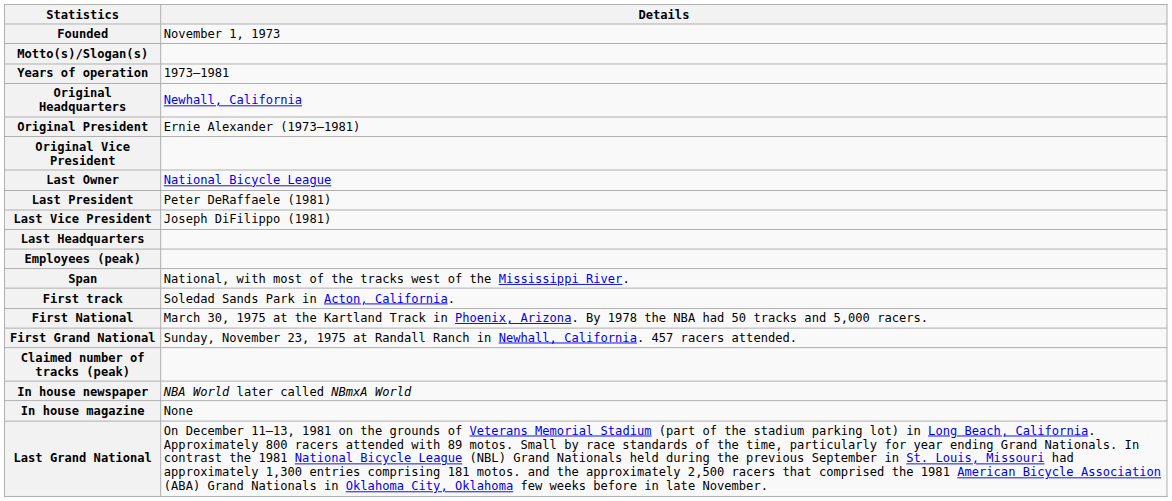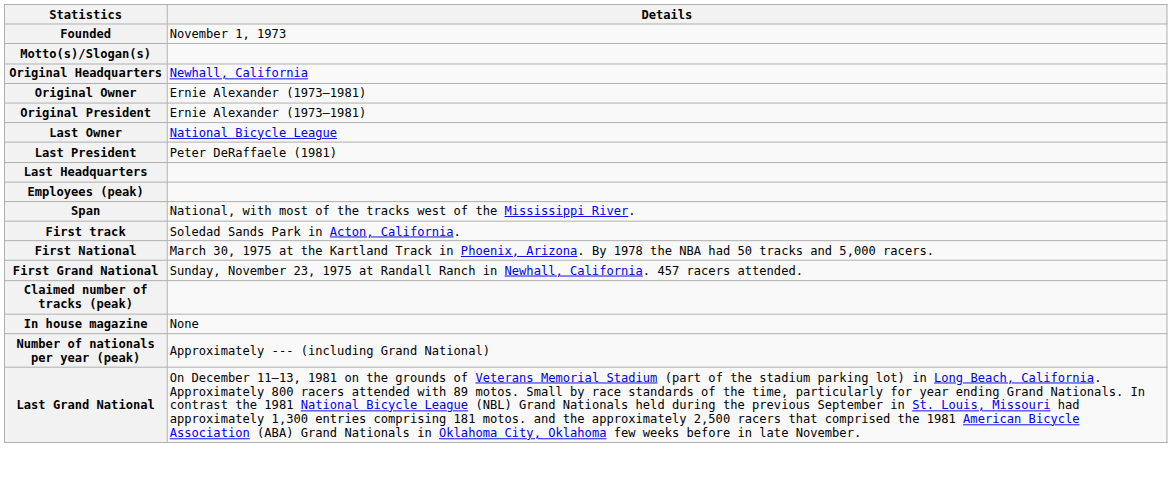- row: (83, 73)
+ row: (86, 93)
- row: (83, 153)
- row: (83, 220)
- row: (83, 391)
+ row: (86, 351)
